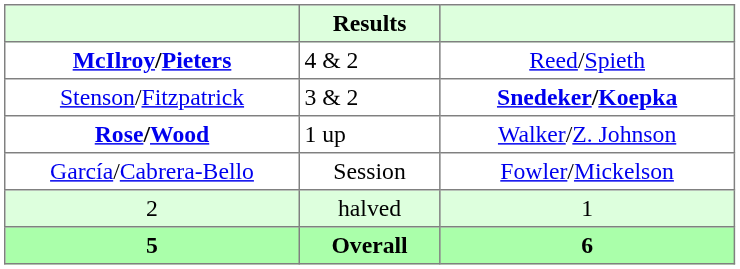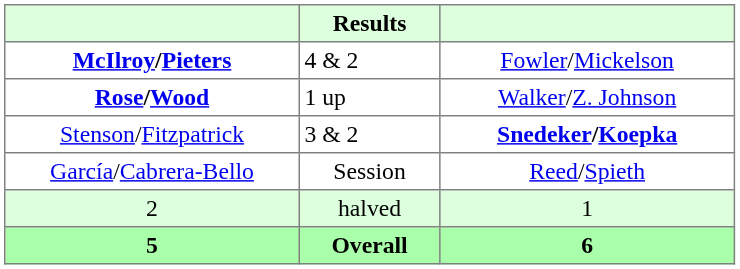(587, 60) Reed/Spieth -> (587, 60) Fowler/Mickelson
rows swapped: (152, 96) <-> (152, 134)
(587, 170) Fowler/Mickelson -> (587, 170) Reed/Spieth
